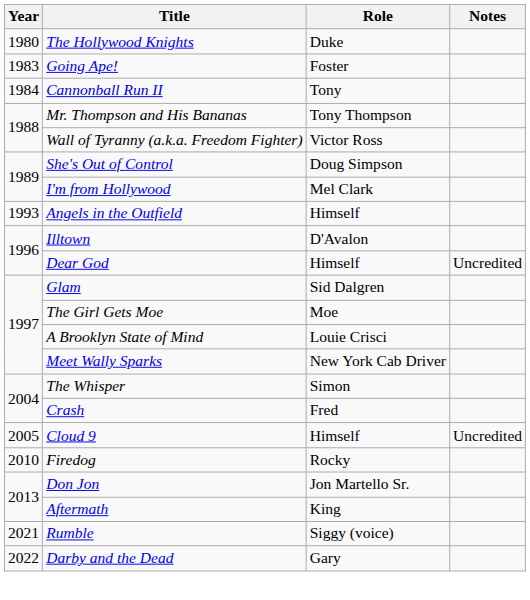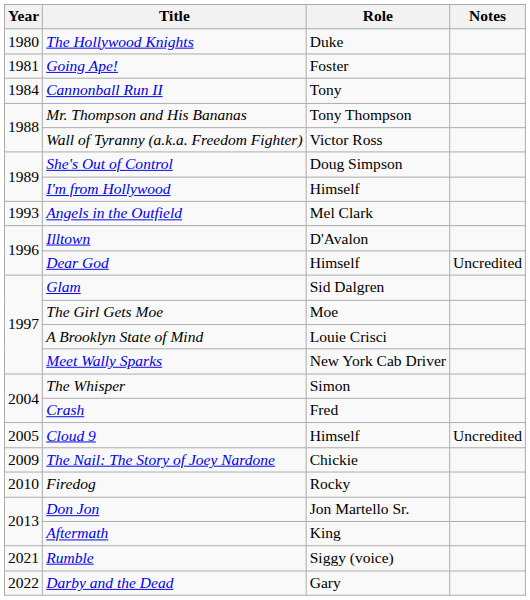(24, 66) 1983 -> (24, 66) 1981
(341, 189) Mel Clark -> (335, 189) Himself
(335, 213) Himself -> (341, 213) Mel Clark
+ row: (161, 459)
